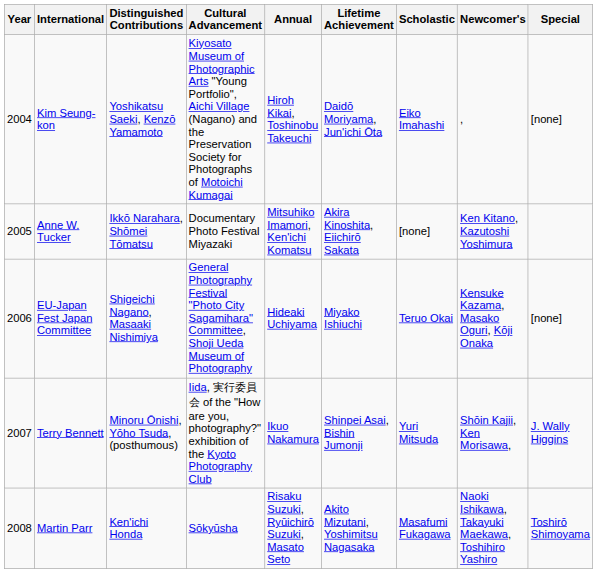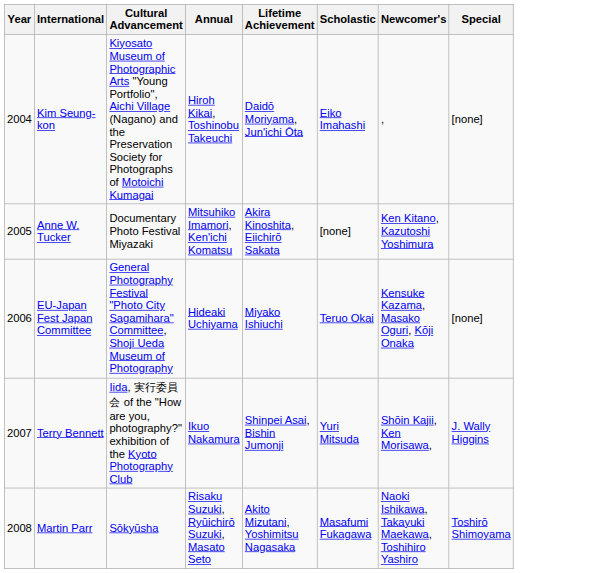- column: (146, 19)
